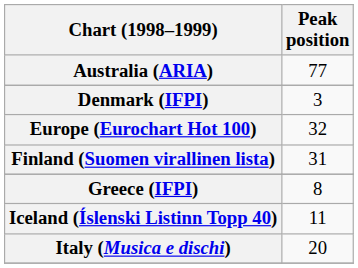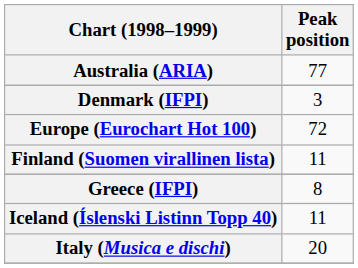(318, 129) 32 -> (318, 129) 72
(318, 159) 31 -> (318, 159) 11
